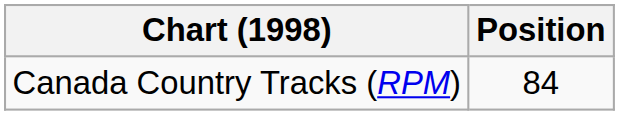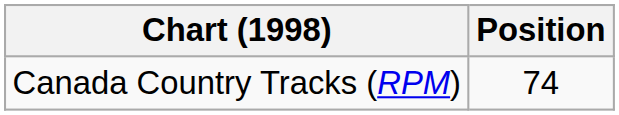(541, 82) 84 -> (541, 82) 74
